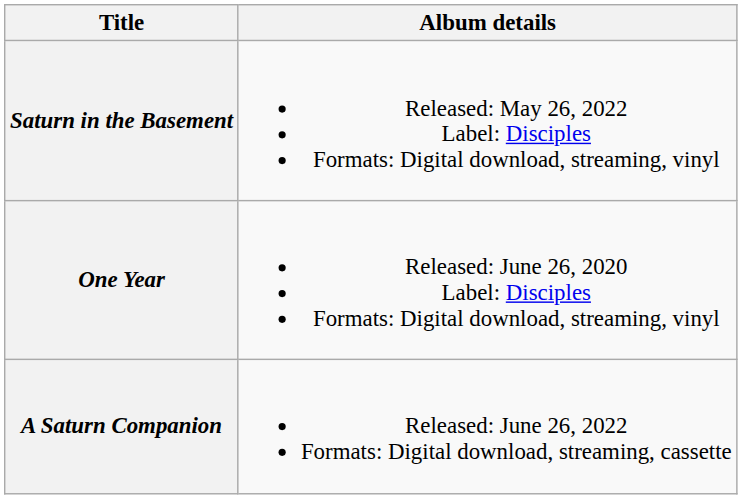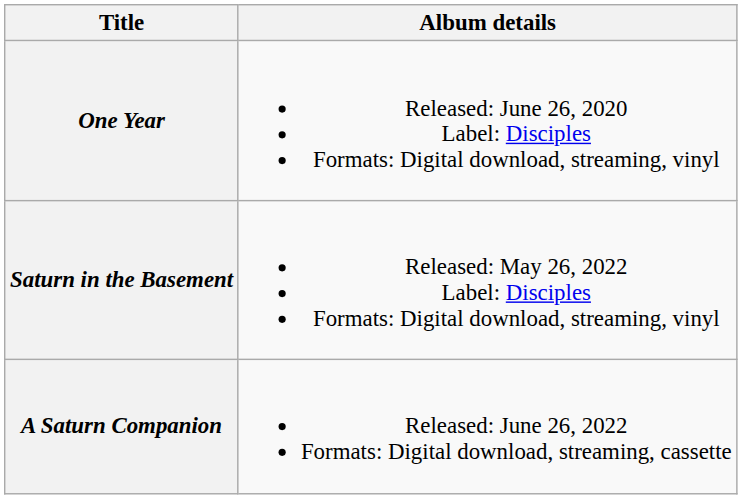rows swapped: (122, 279) <-> (122, 120)
